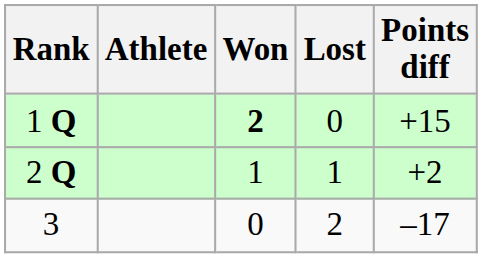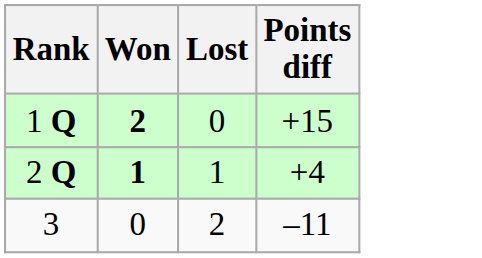- column: (156, 49)
(255, 172) normal -> (138, 172) bold
(425, 172) +2 -> (307, 172) +4
(425, 224) –17 -> (307, 224) –11
